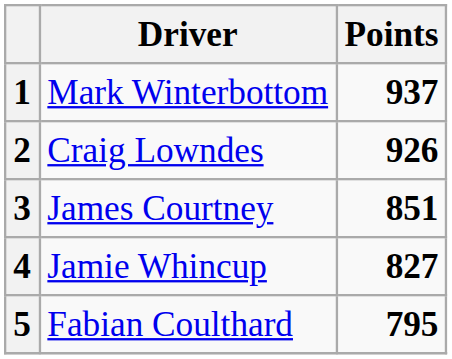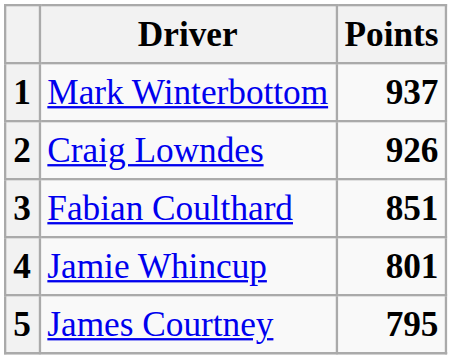(160, 208) James Courtney -> (170, 208) Fabian Coulthard
(412, 266) 827 -> (412, 266) 801
(170, 324) Fabian Coulthard -> (160, 324) James Courtney
